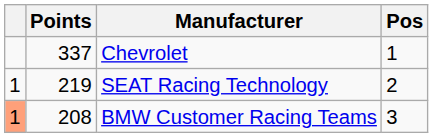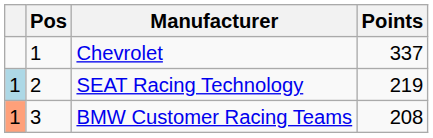columns swapped: (405, 21) <-> (61, 21)
(15, 85) no background -> (15, 85) lightblue background
